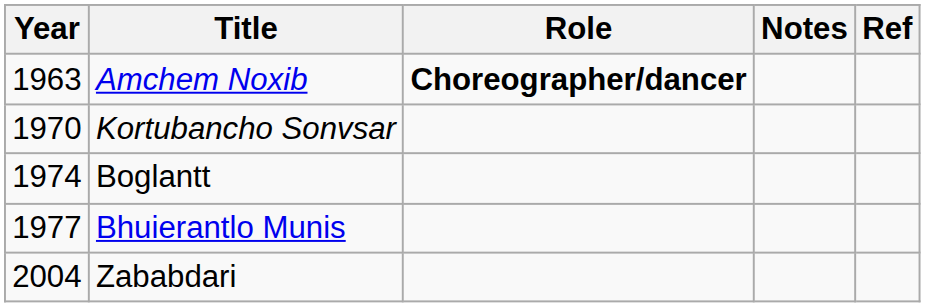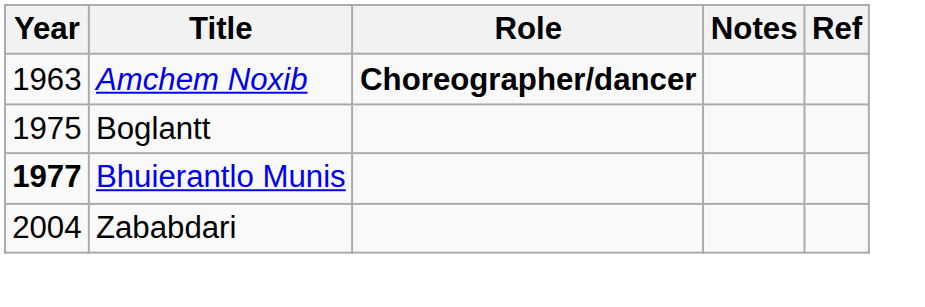- row: (246, 128)
(47, 177) 1974 -> (47, 128) 1975
(47, 227) normal -> (47, 177) bold
